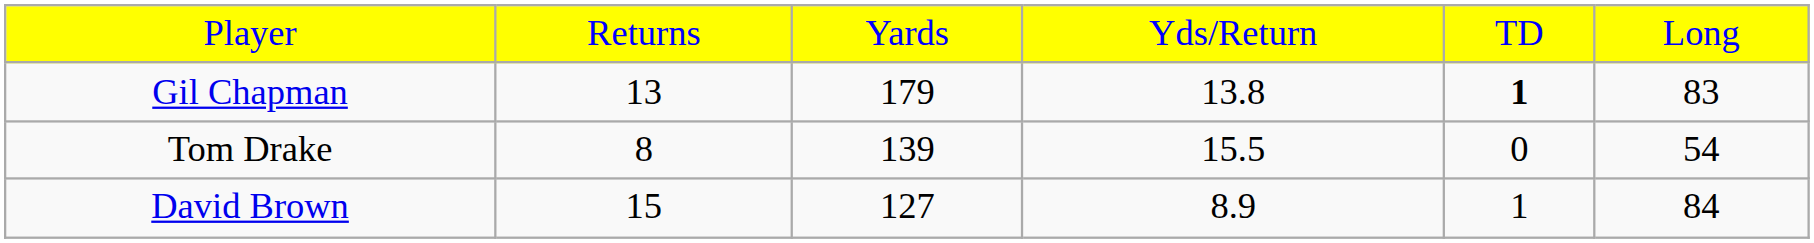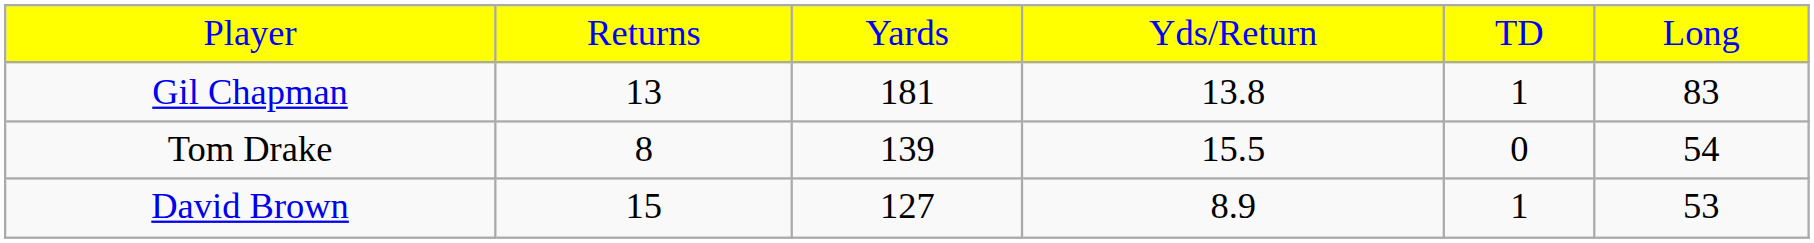(907, 91) 179 -> (907, 91) 181
(1519, 91) bold -> (1519, 91) normal
(1701, 206) 84 -> (1701, 206) 53
